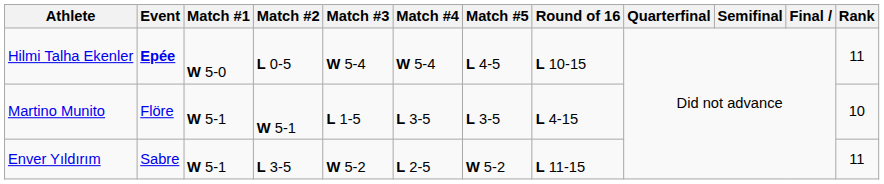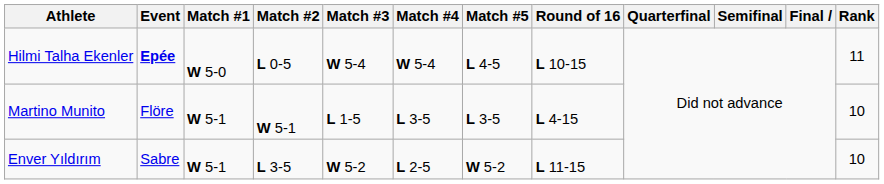(857, 160) 11 -> (857, 160) 10
